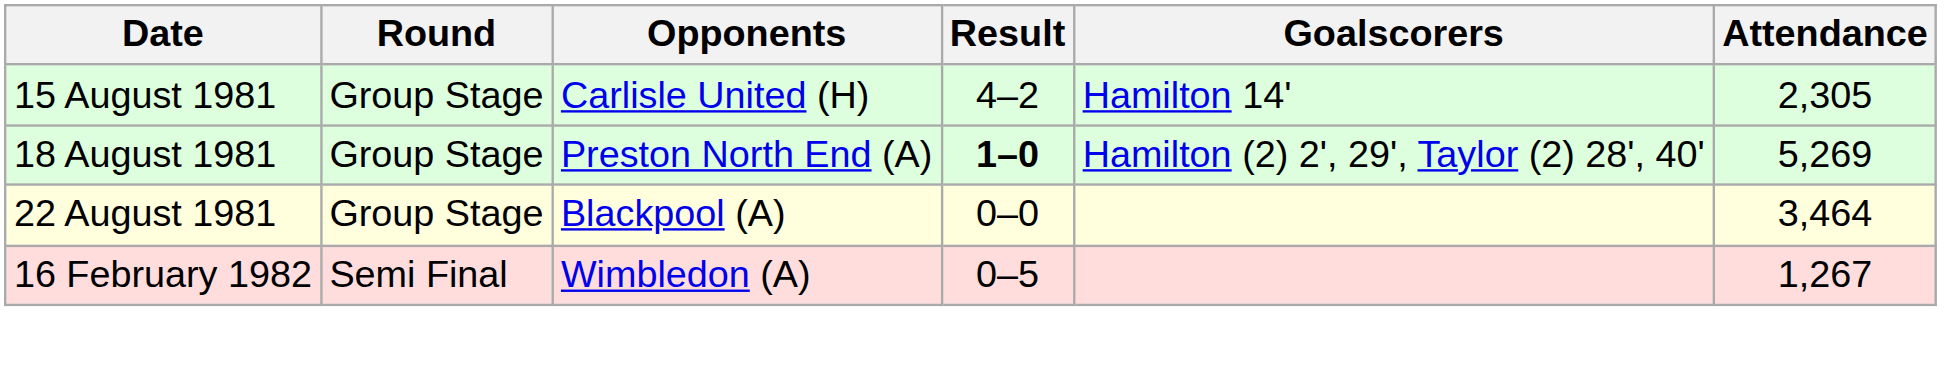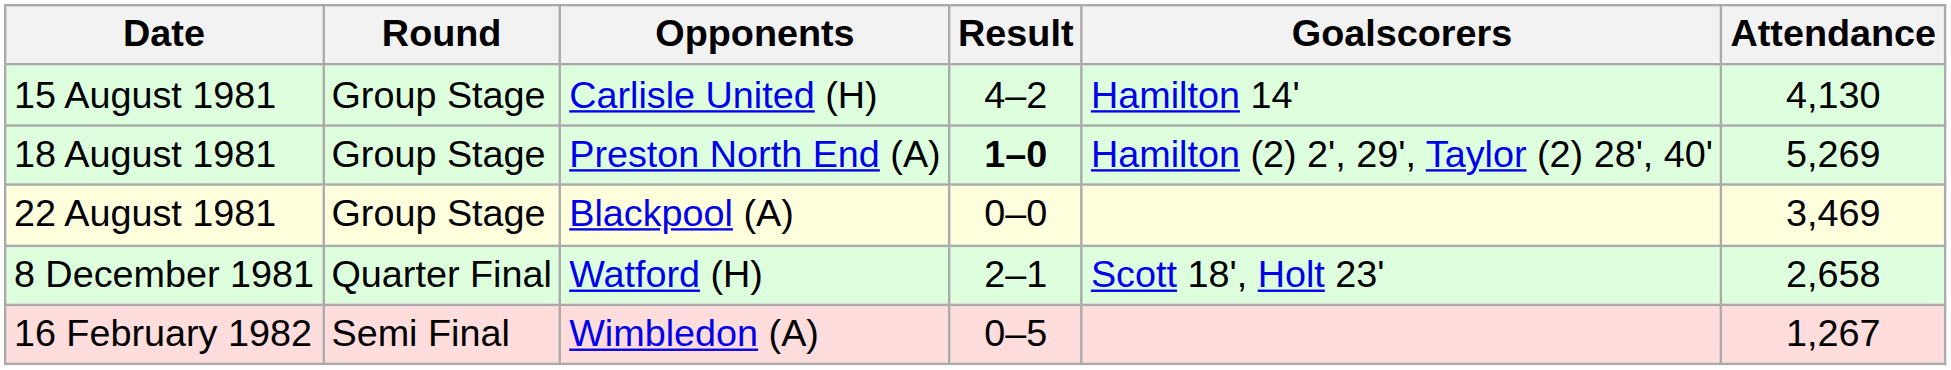(1825, 94) 2,305 -> (1833, 94) 4,130
(1825, 214) 3,464 -> (1833, 214) 3,469
+ row: (164, 273)
